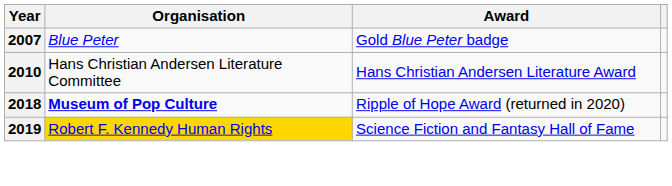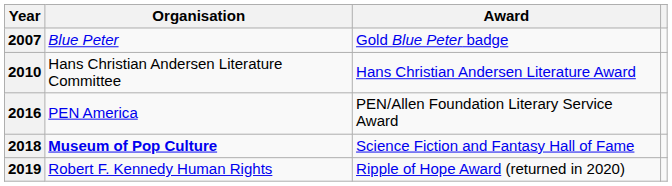+ row: (25, 113)
(491, 104) Ripple of Hope Award (returned in 2020) -> (495, 145) Science Fiction and Fantasy Hall of Fame
(160, 128) gold background -> (160, 169) no background
(495, 128) Science Fiction and Fantasy Hall of Fame -> (491, 169) Ripple of Hope Award (returned in 2020)
